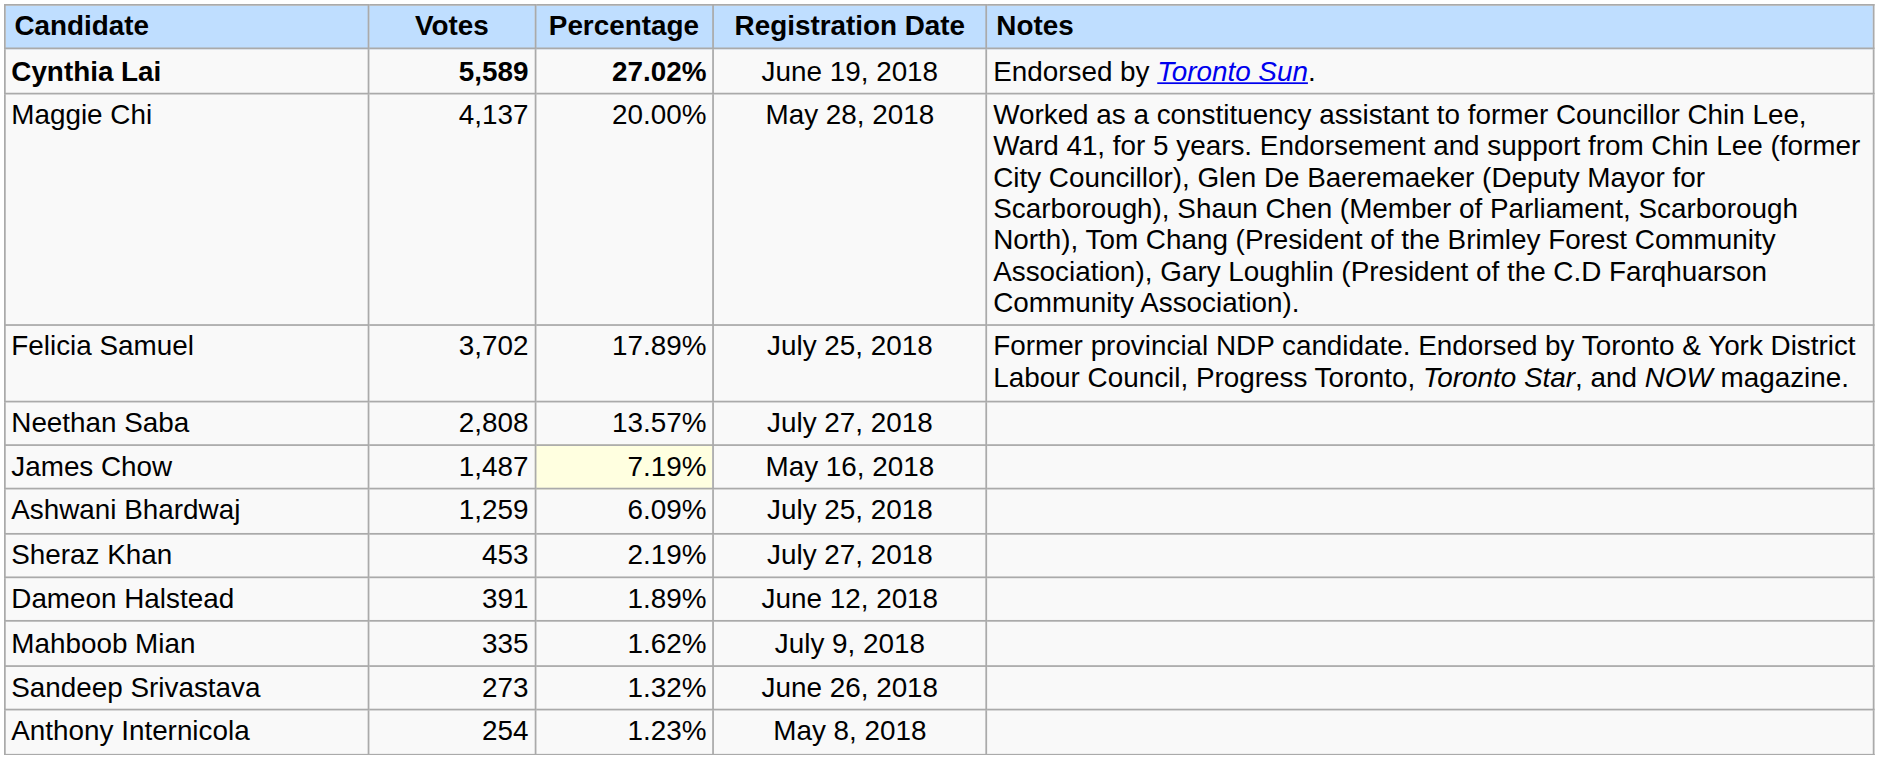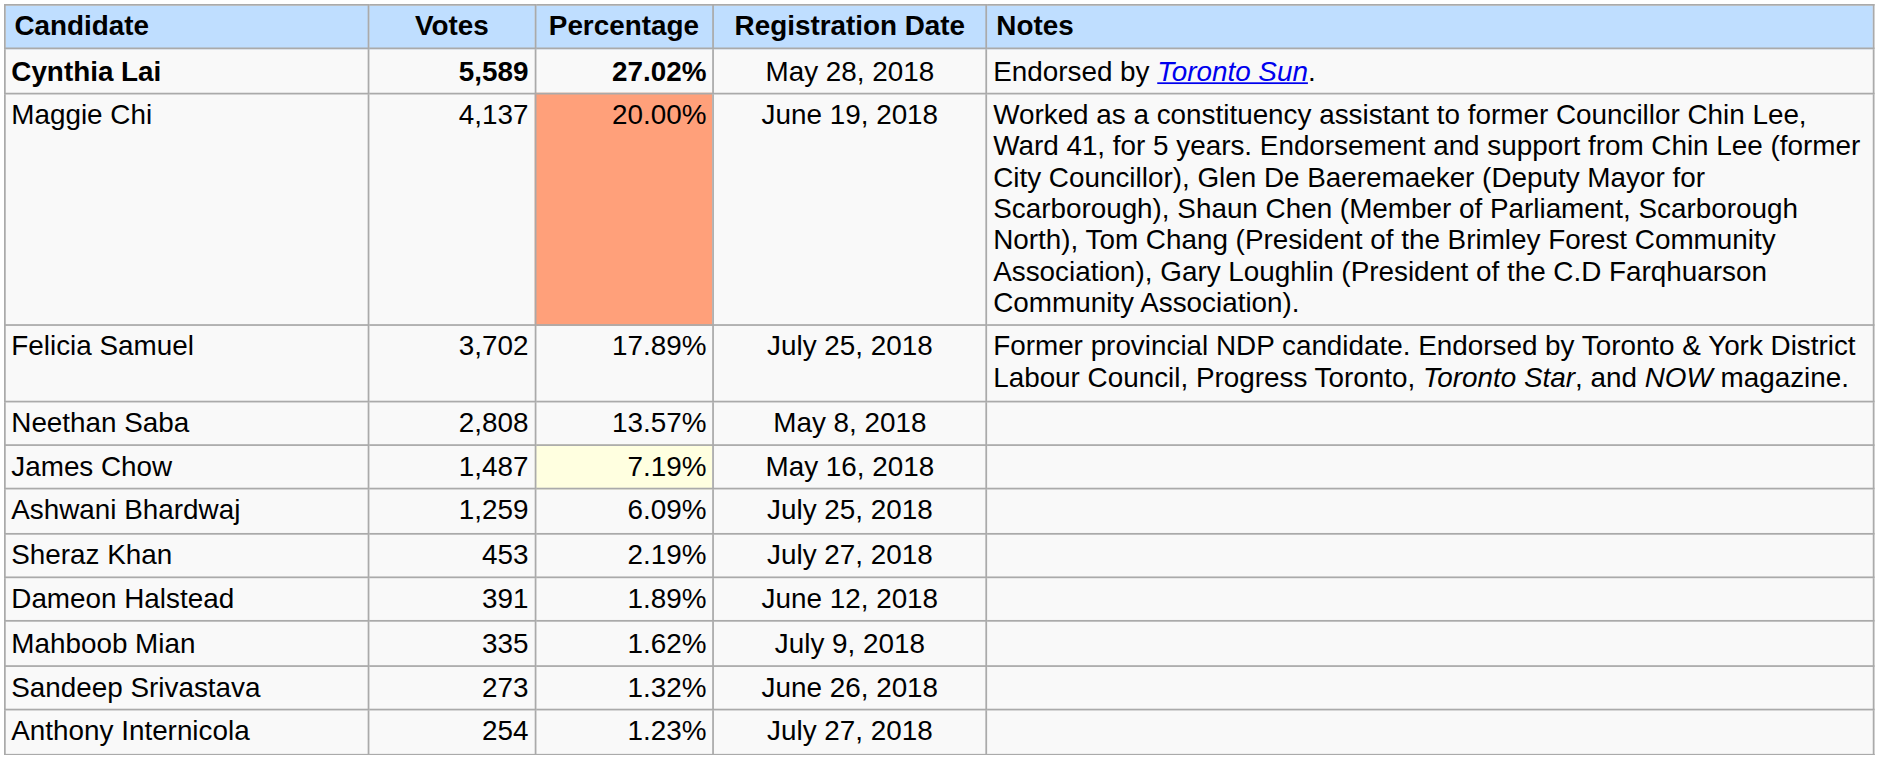(850, 70) June 19, 2018 -> (850, 70) May 28, 2018
(659, 114) no background -> (659, 114) lightsalmon background
(850, 114) May 28, 2018 -> (850, 114) June 19, 2018
(850, 422) July 27, 2018 -> (850, 422) May 8, 2018
(850, 731) May 8, 2018 -> (850, 731) July 27, 2018
